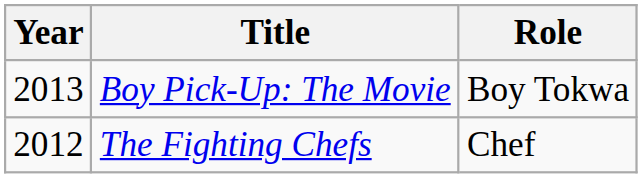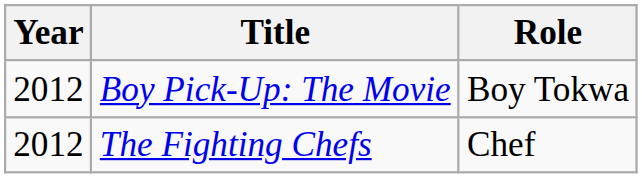(48, 88) 2013 -> (48, 88) 2012
